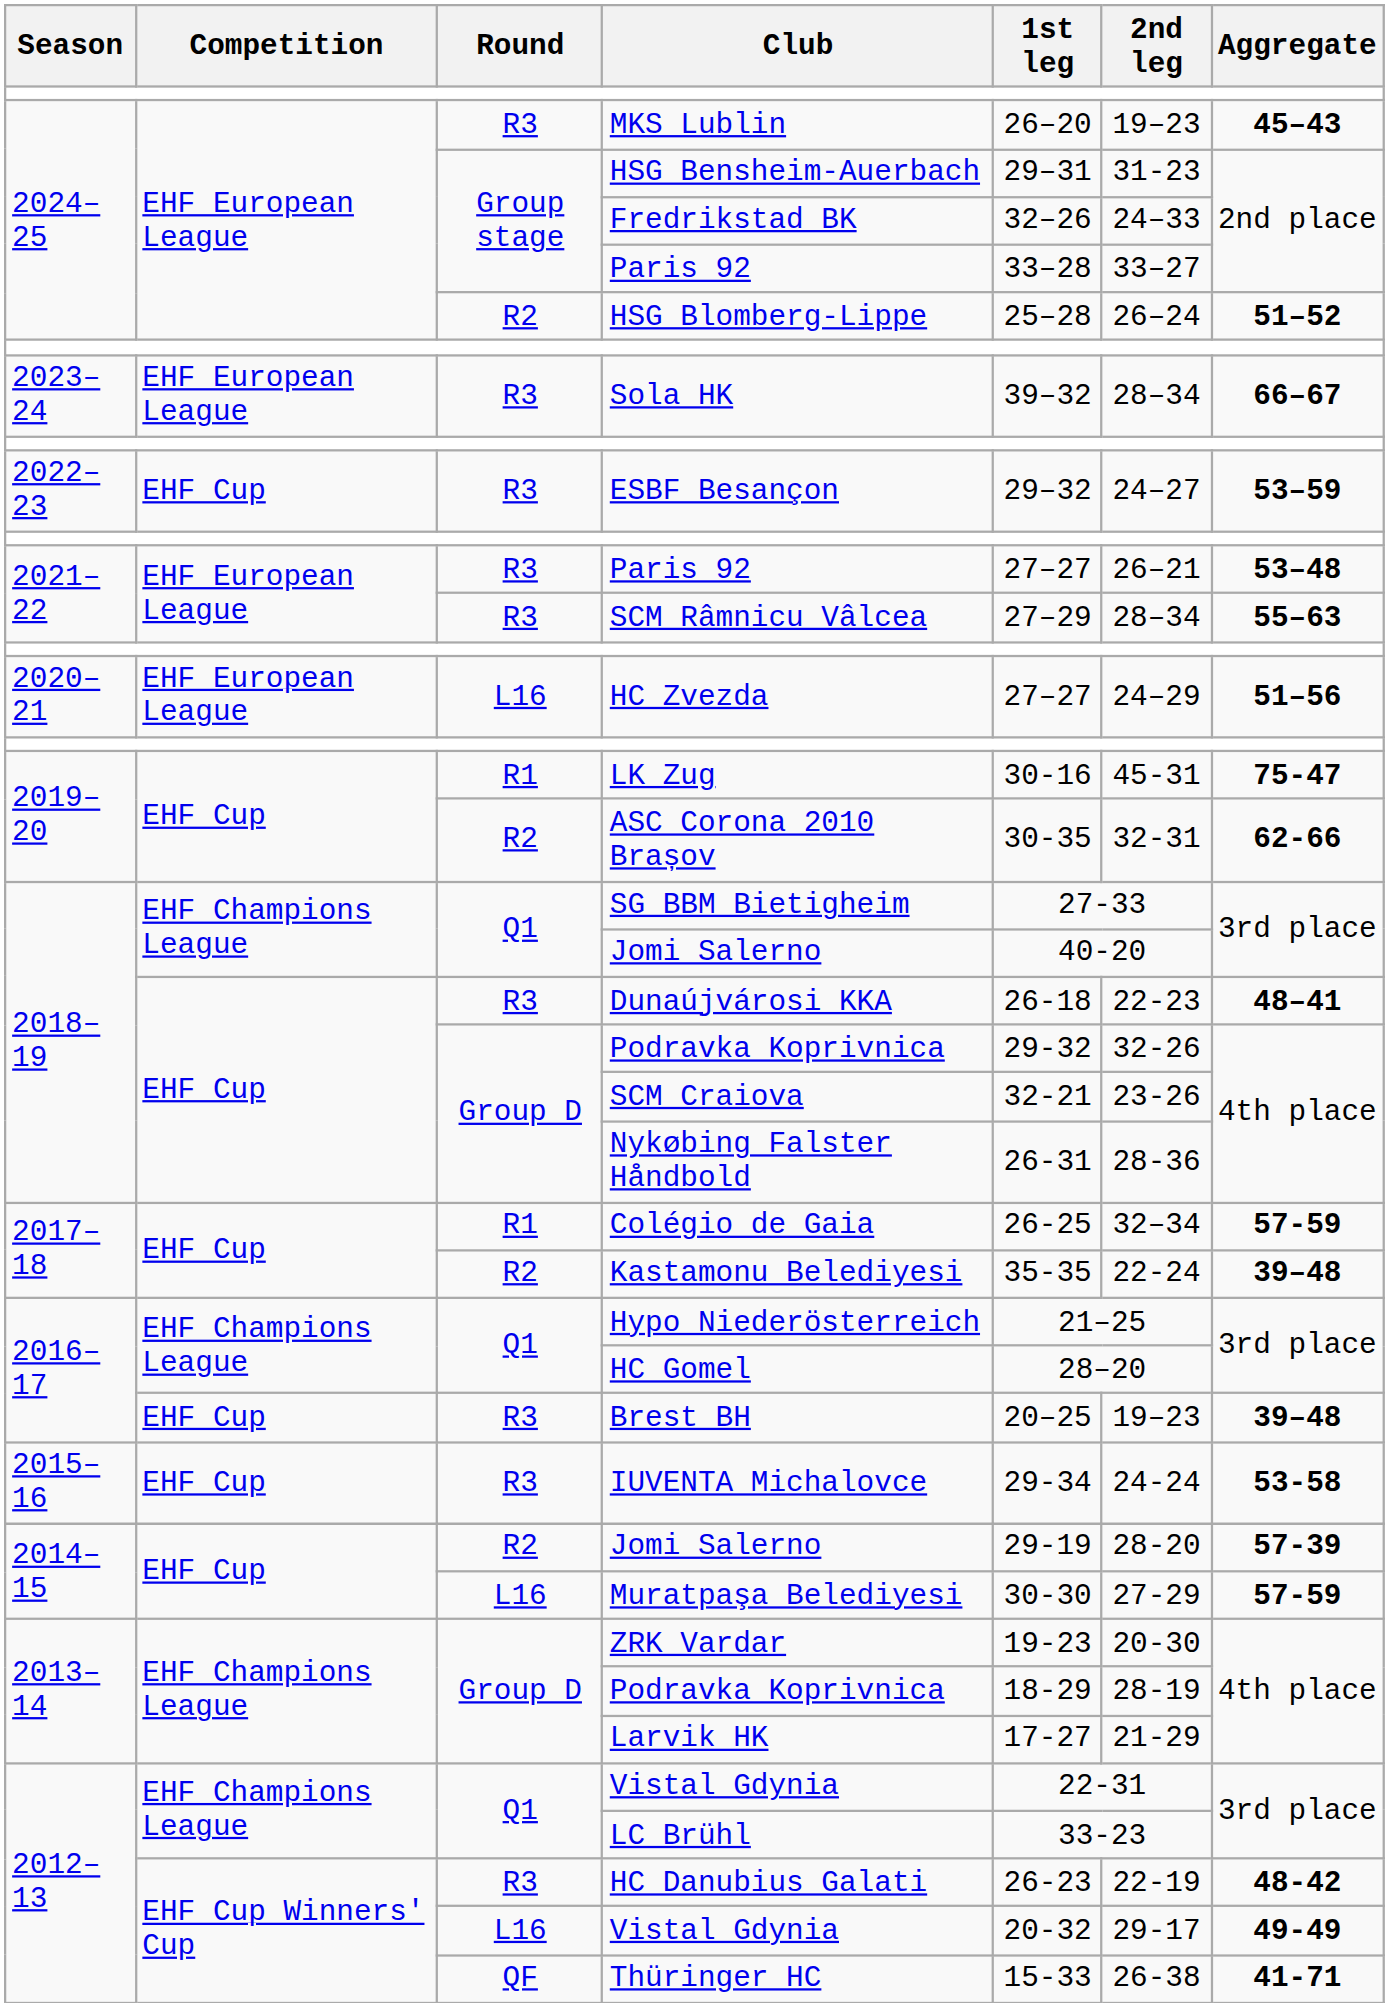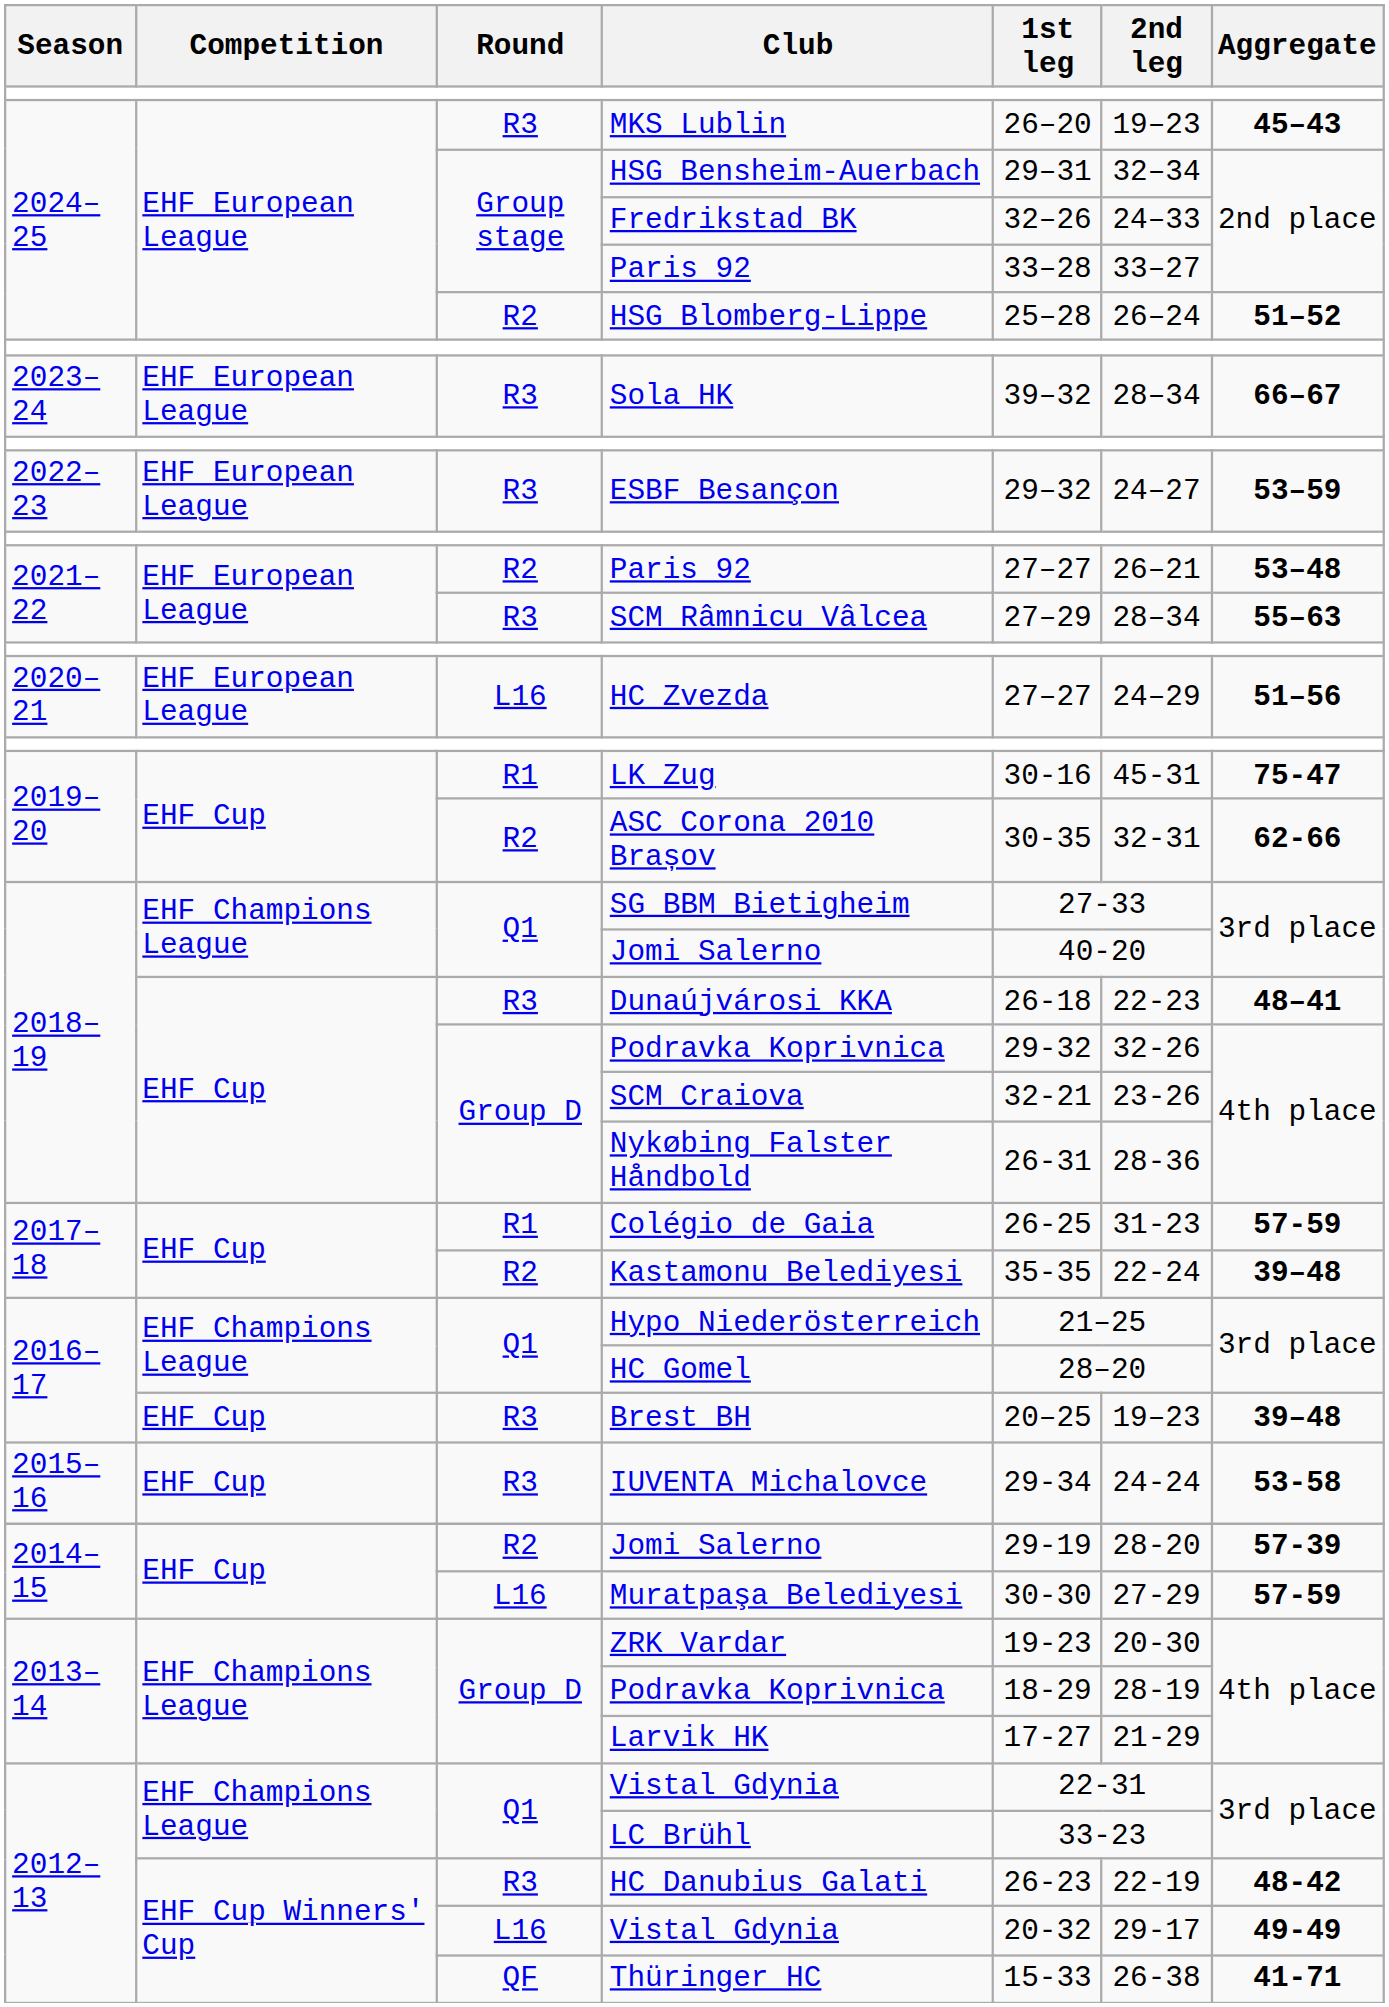(1157, 173) 31-23 -> (1157, 173) 32–34
(204, 491) EHF Cup -> (248, 491) EHF European League
(520, 570) R3 -> (520, 570) R2
(1157, 1226) 32–34 -> (1157, 1226) 31-23
